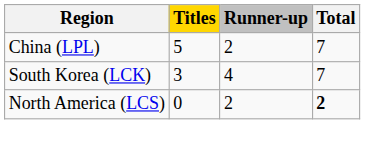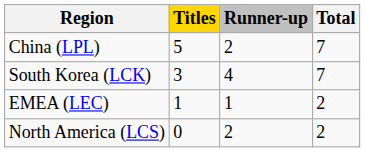+ row: (59, 103)
(321, 103) bold -> (321, 132) normal
